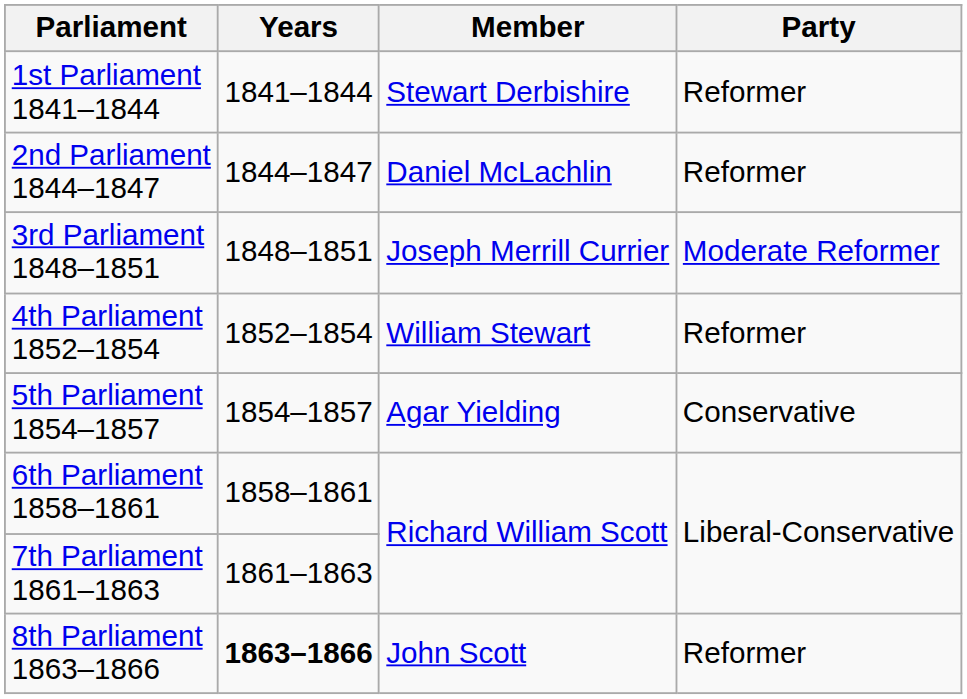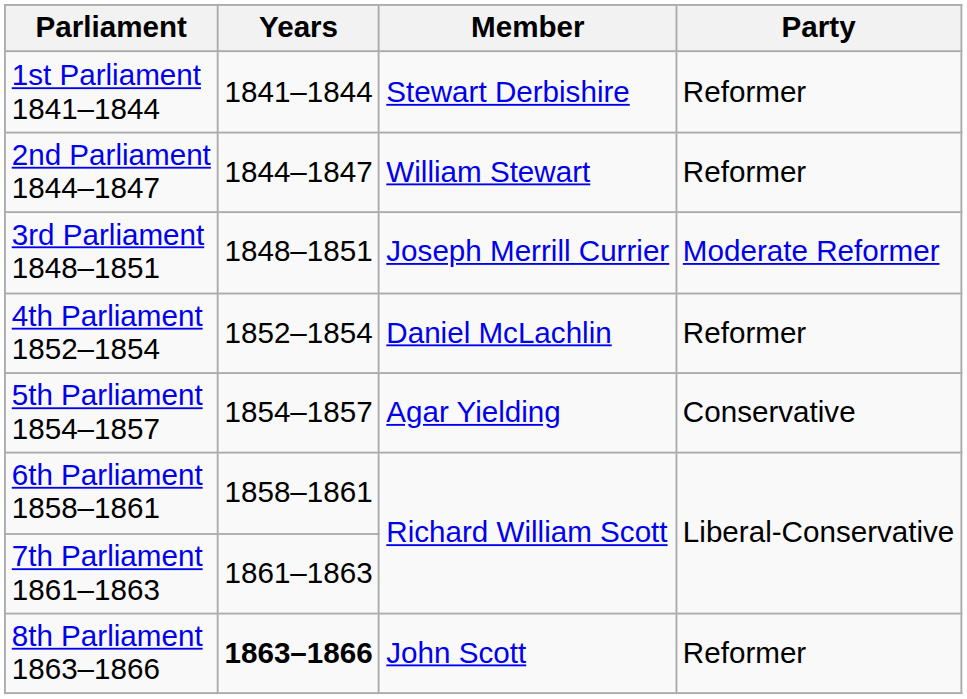(499, 171) Daniel McLachlin -> (488, 171) William Stewart
(488, 332) William Stewart -> (499, 332) Daniel McLachlin
